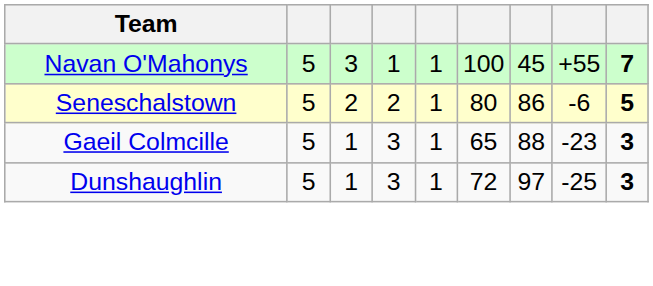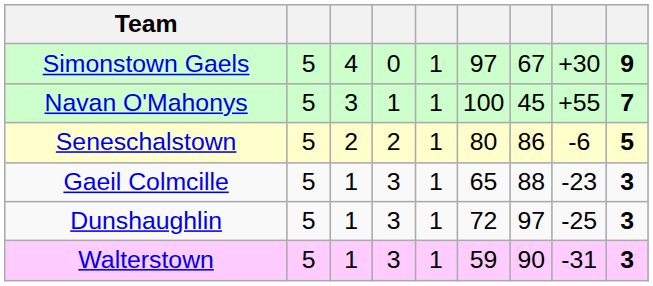+ row: (146, 63)
+ row: (146, 260)
